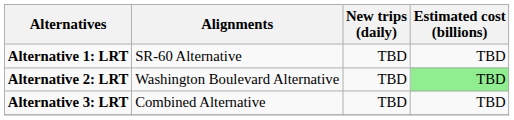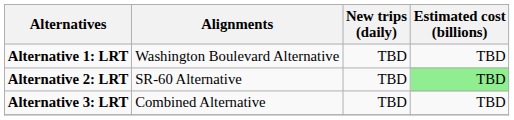(188, 56) SR-60 Alternative -> (237, 56) Washington Boulevard Alternative
(237, 79) Washington Boulevard Alternative -> (188, 79) SR-60 Alternative
